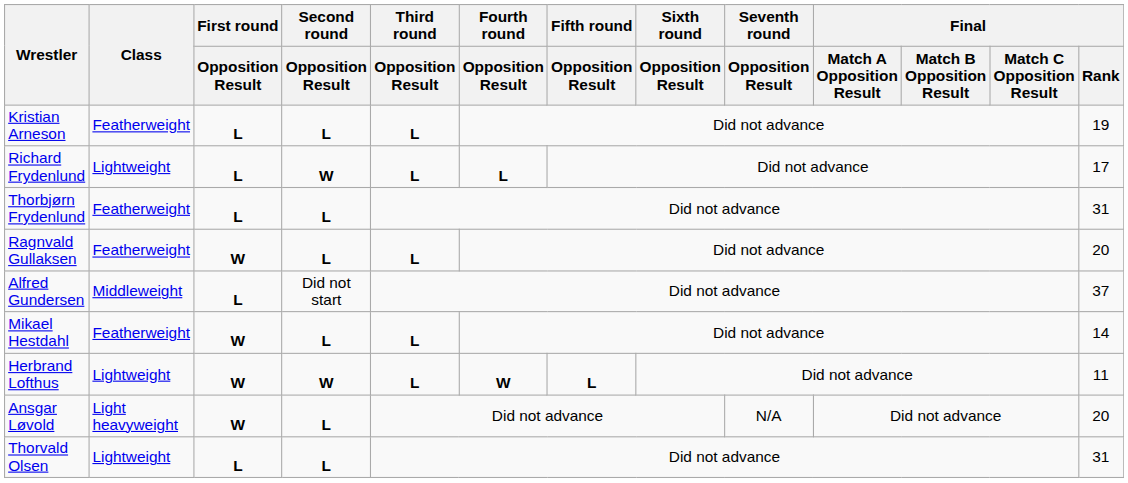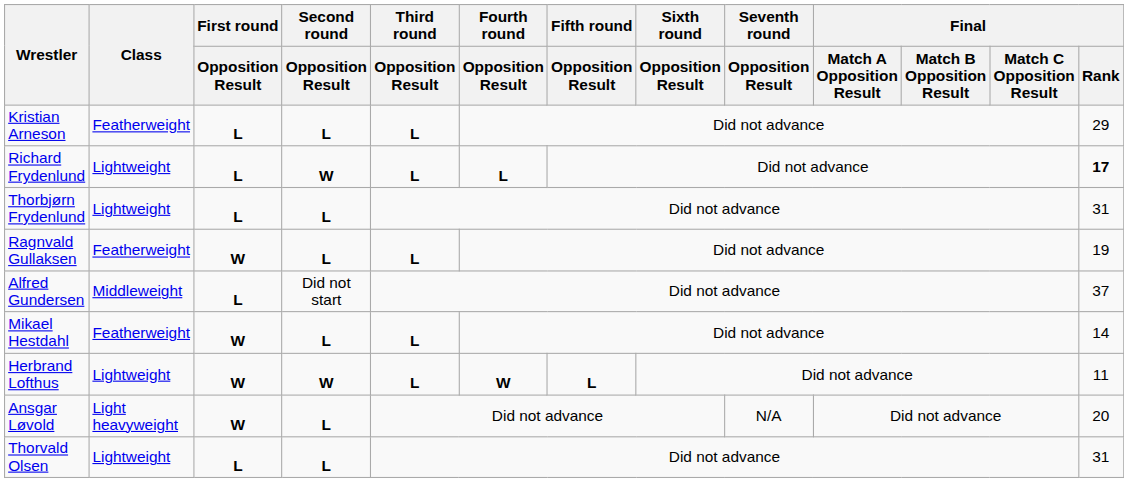(1101, 126) 19 -> (1101, 126) 29
(1101, 167) normal -> (1101, 167) bold
(141, 209) Featherweight -> (131, 209) Lightweight
(1101, 250) 20 -> (1101, 250) 19
